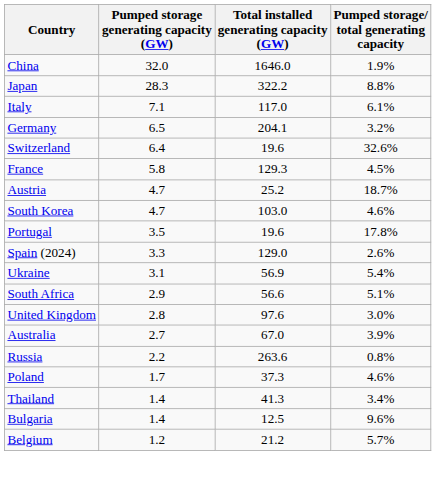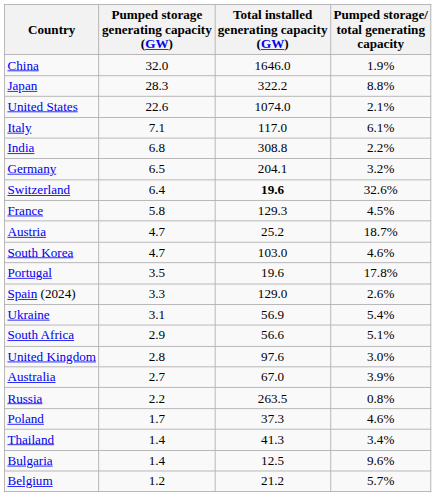+ row: (43, 106)
+ row: (21, 148)
(273, 148) normal -> (273, 190) bold
(273, 356) 263.6 -> (273, 398) 263.5
